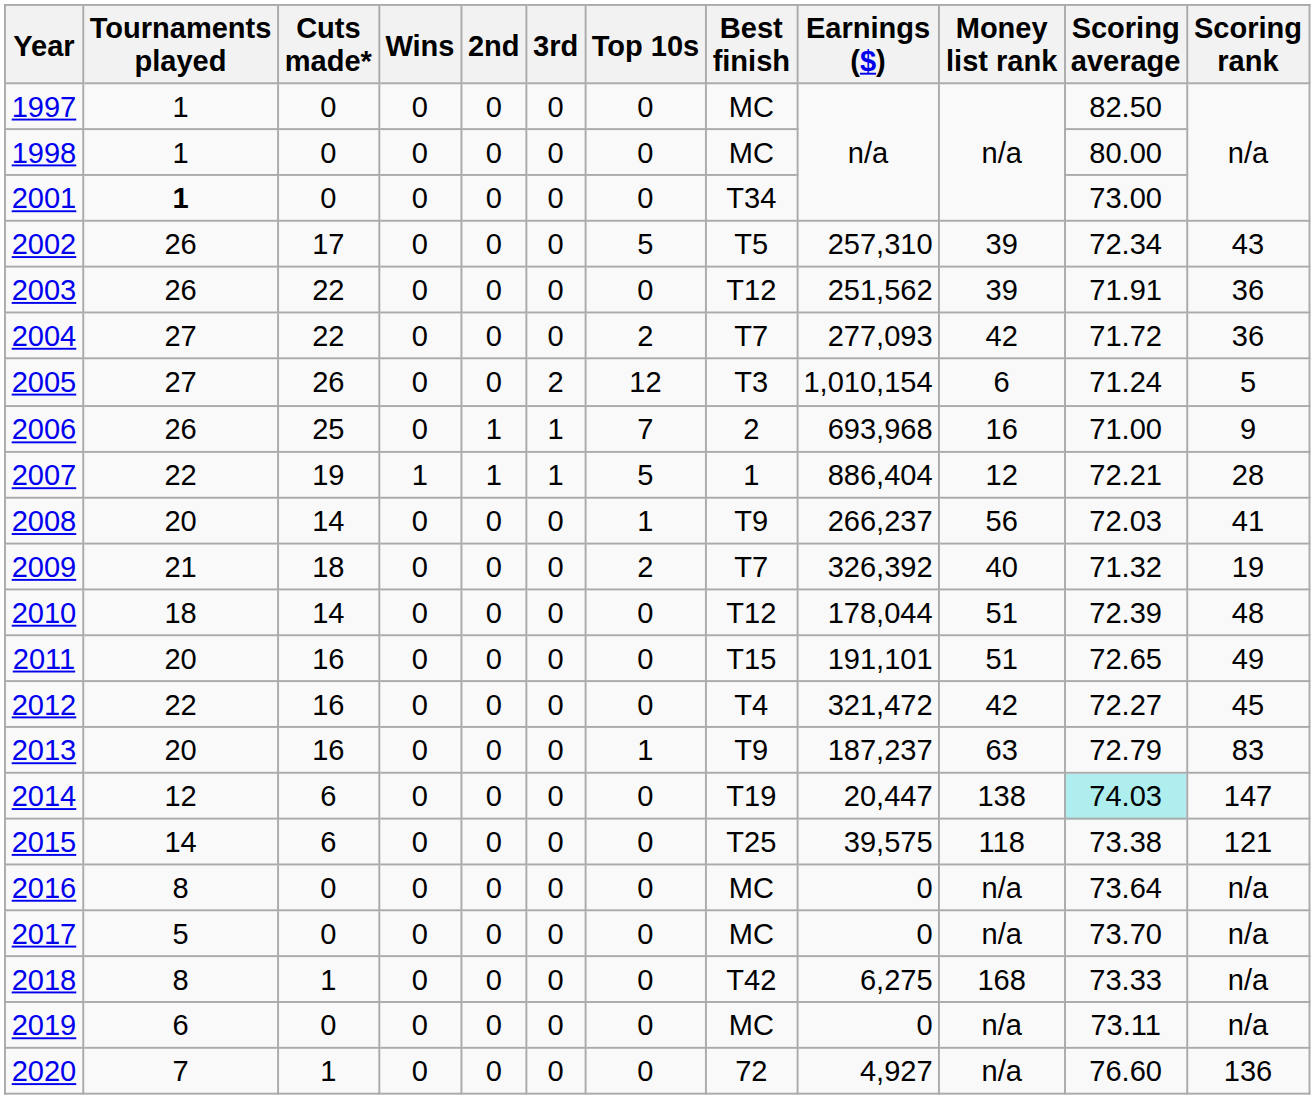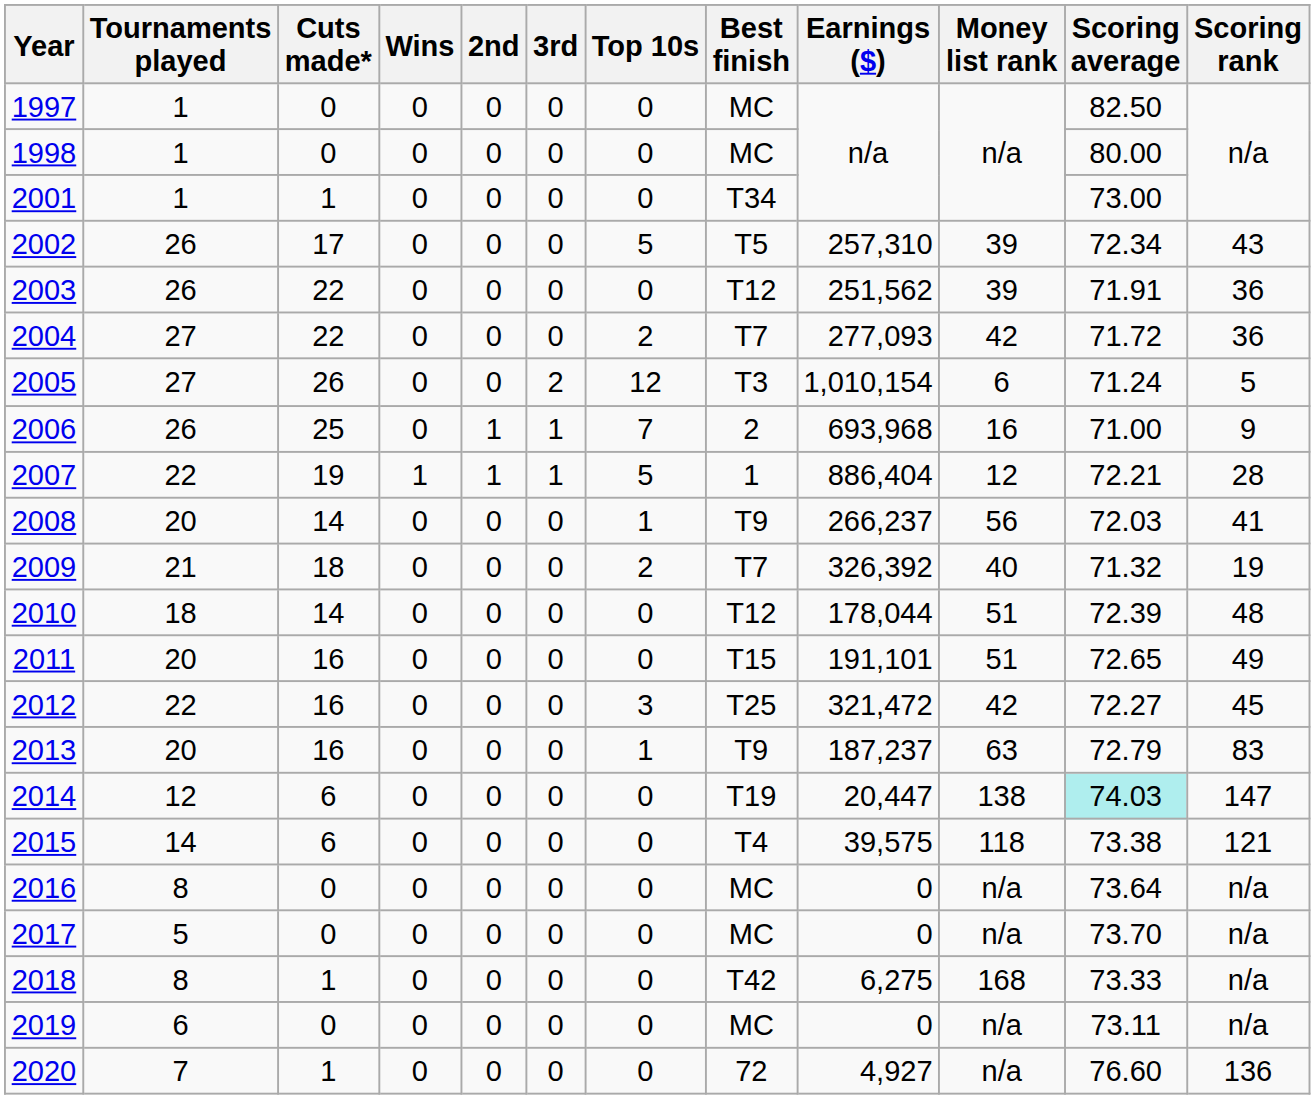(181, 198) bold -> (181, 198) normal
(328, 198) 0 -> (328, 198) 1
(645, 704) 0 -> (645, 704) 3
(751, 704) T4 -> (751, 704) T25
(751, 842) T25 -> (751, 842) T4
